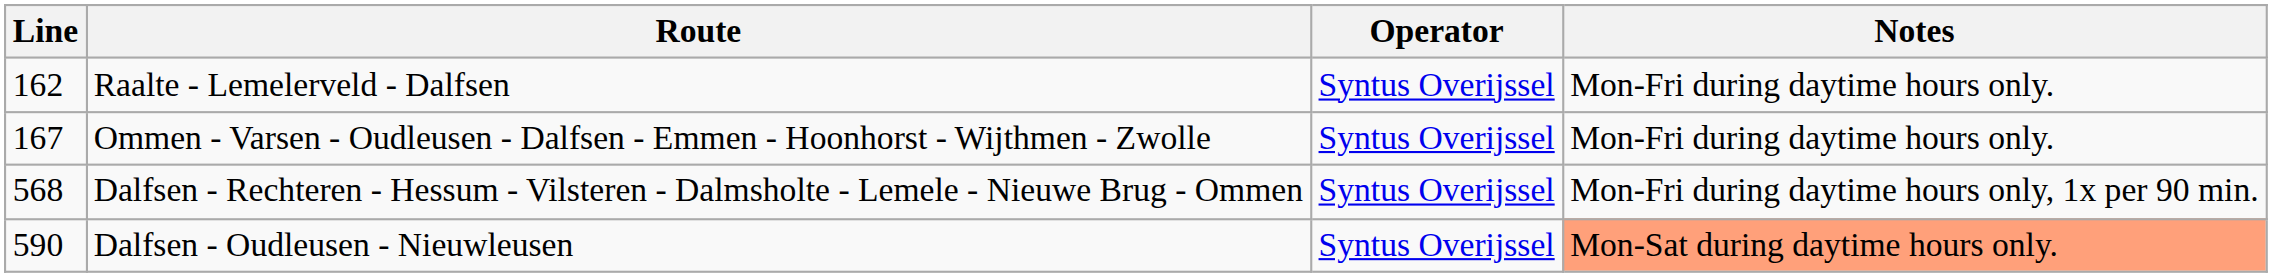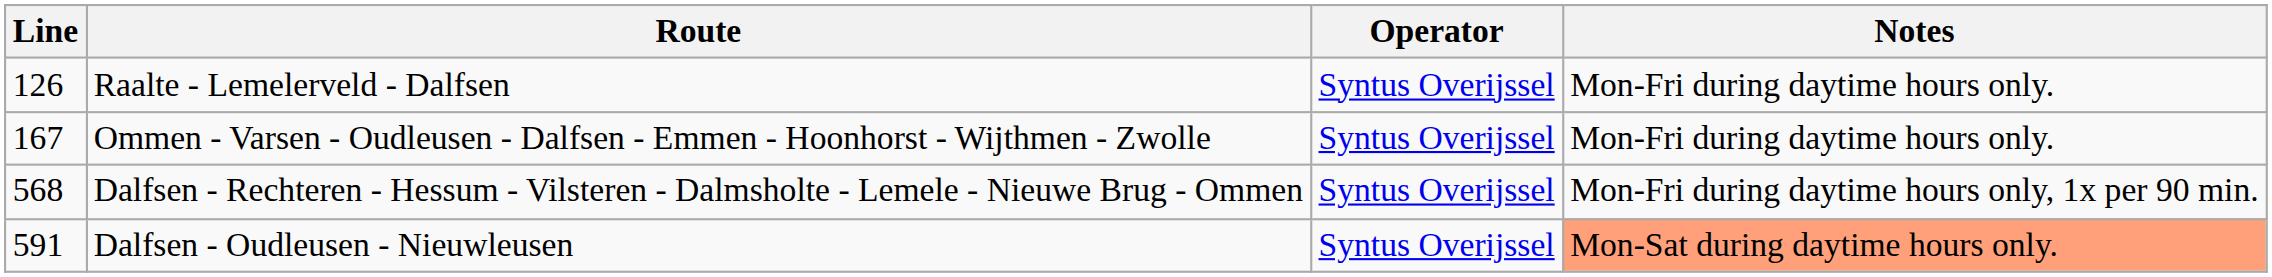(38, 84) 162 -> (38, 84) 126
(38, 244) 590 -> (38, 244) 591
